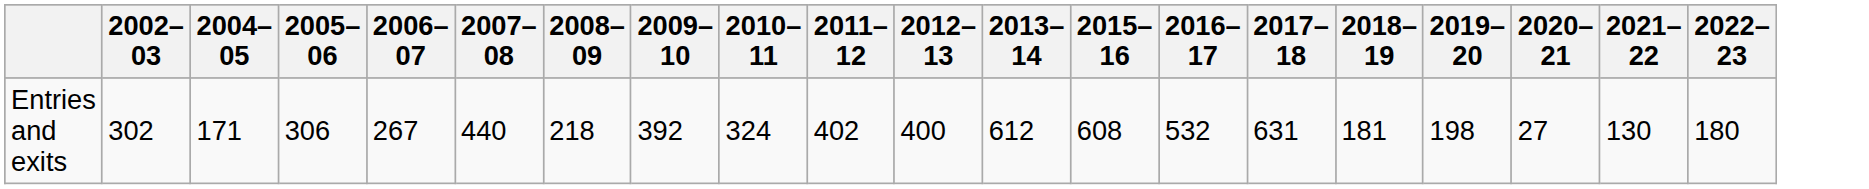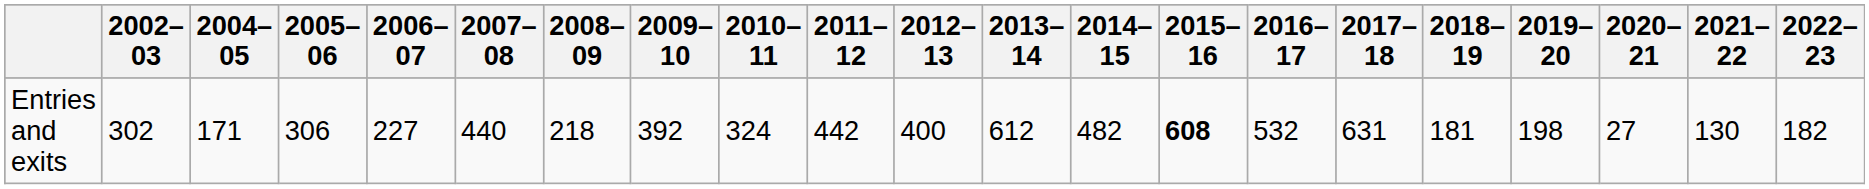+ column: (1115, 41)
(396, 130) 267 -> (396, 130) 227
(837, 130) 402 -> (837, 130) 442
(1100, 130) normal -> (1188, 130) bold
(1717, 130) 180 -> (1805, 130) 182
